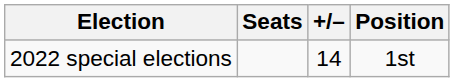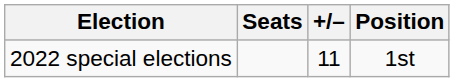(329, 58) 14 -> (329, 58) 11
